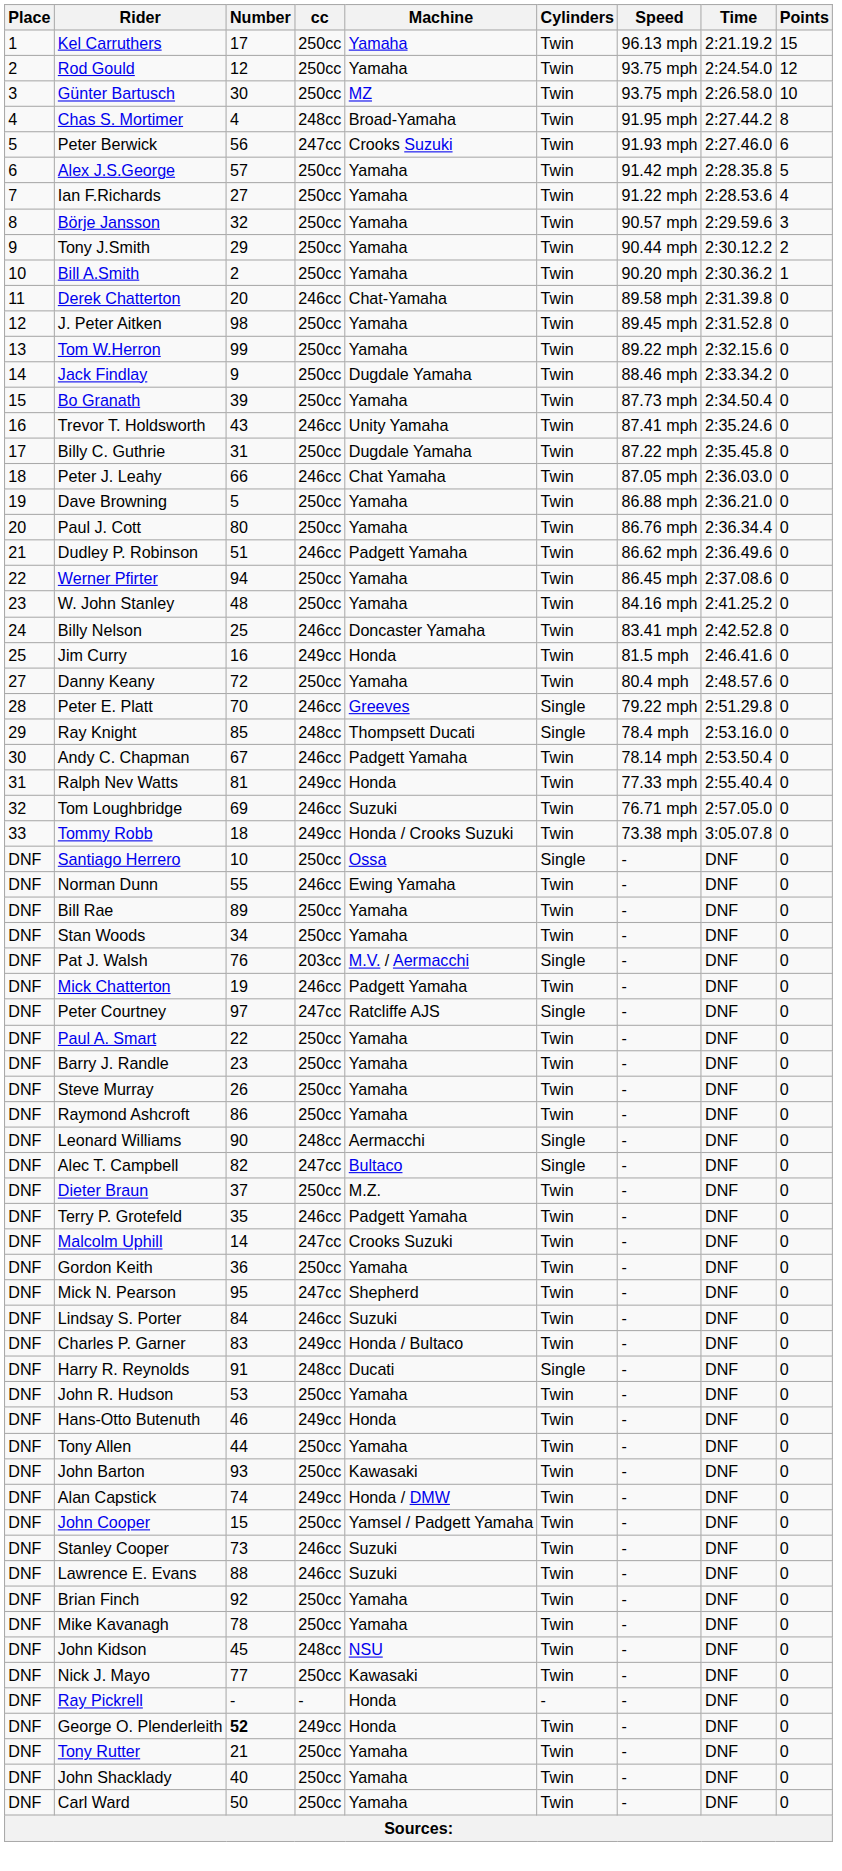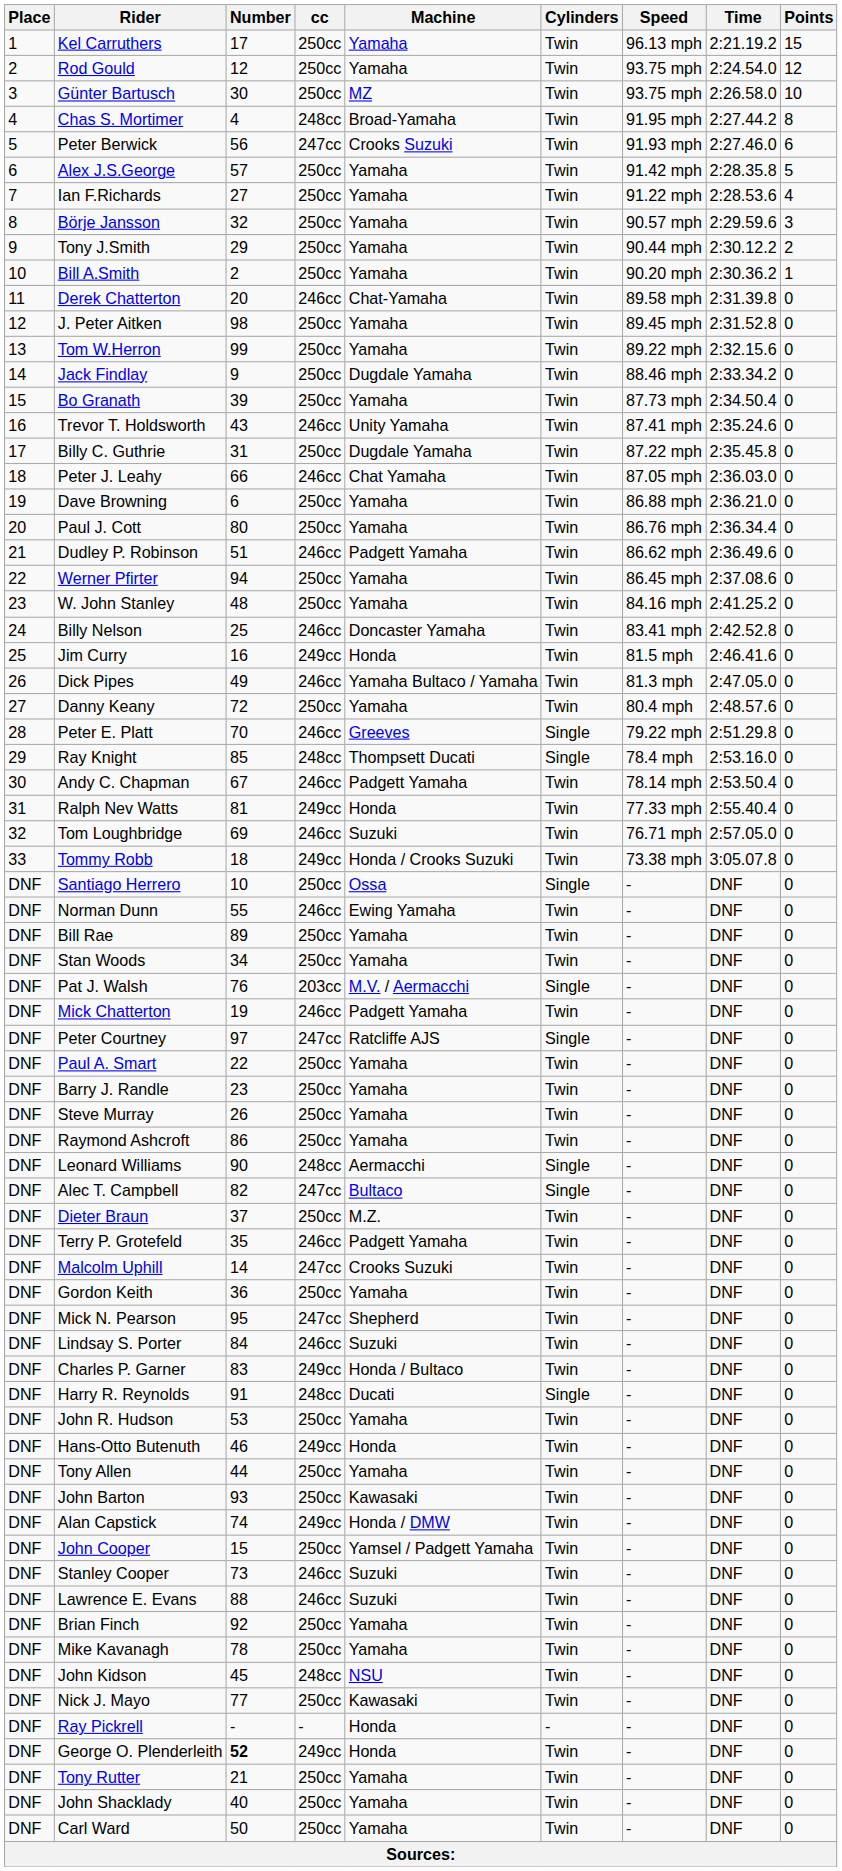(234, 502) 5 -> (234, 502) 6
+ row: (96, 681)
